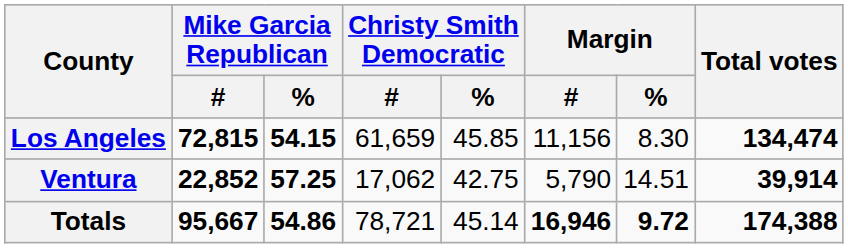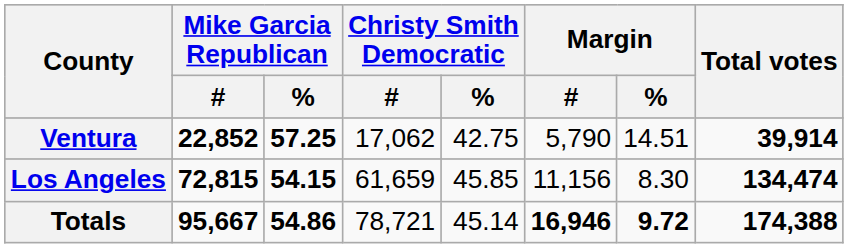rows swapped: (88, 138) <-> (88, 179)
